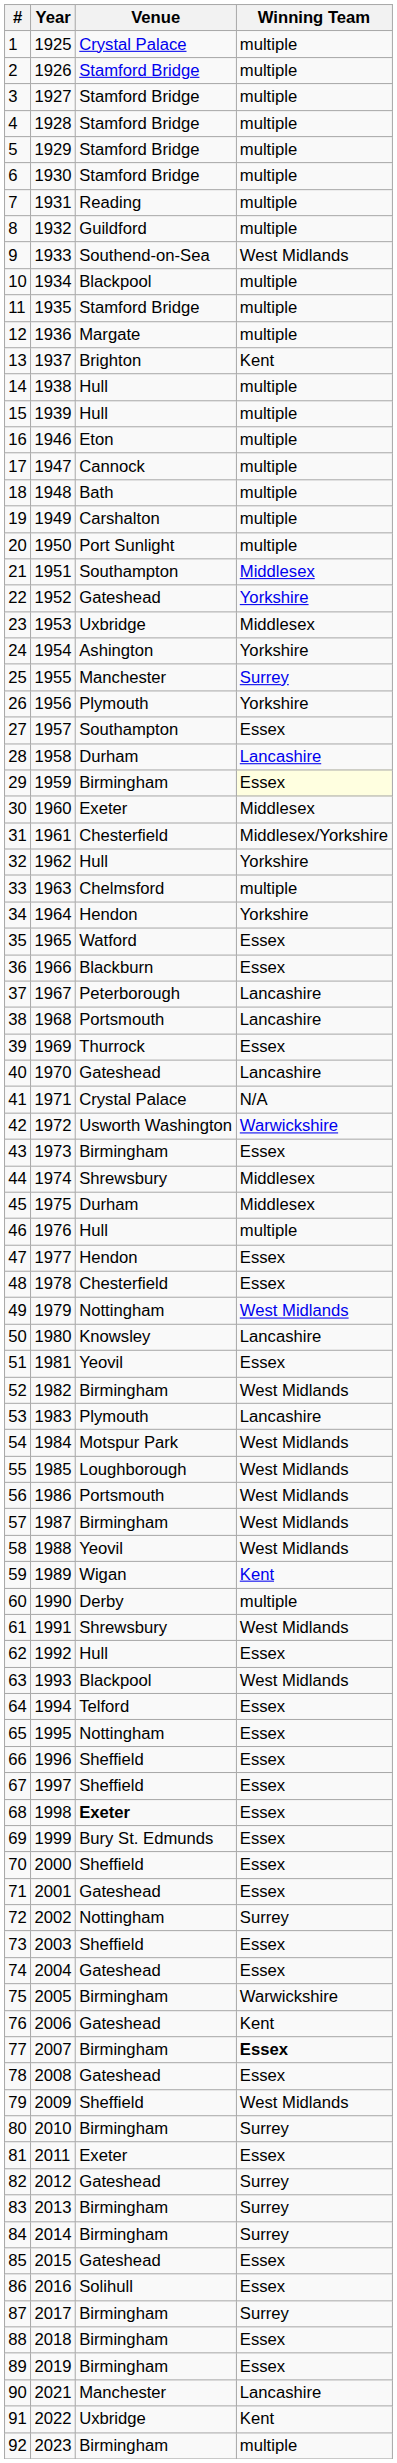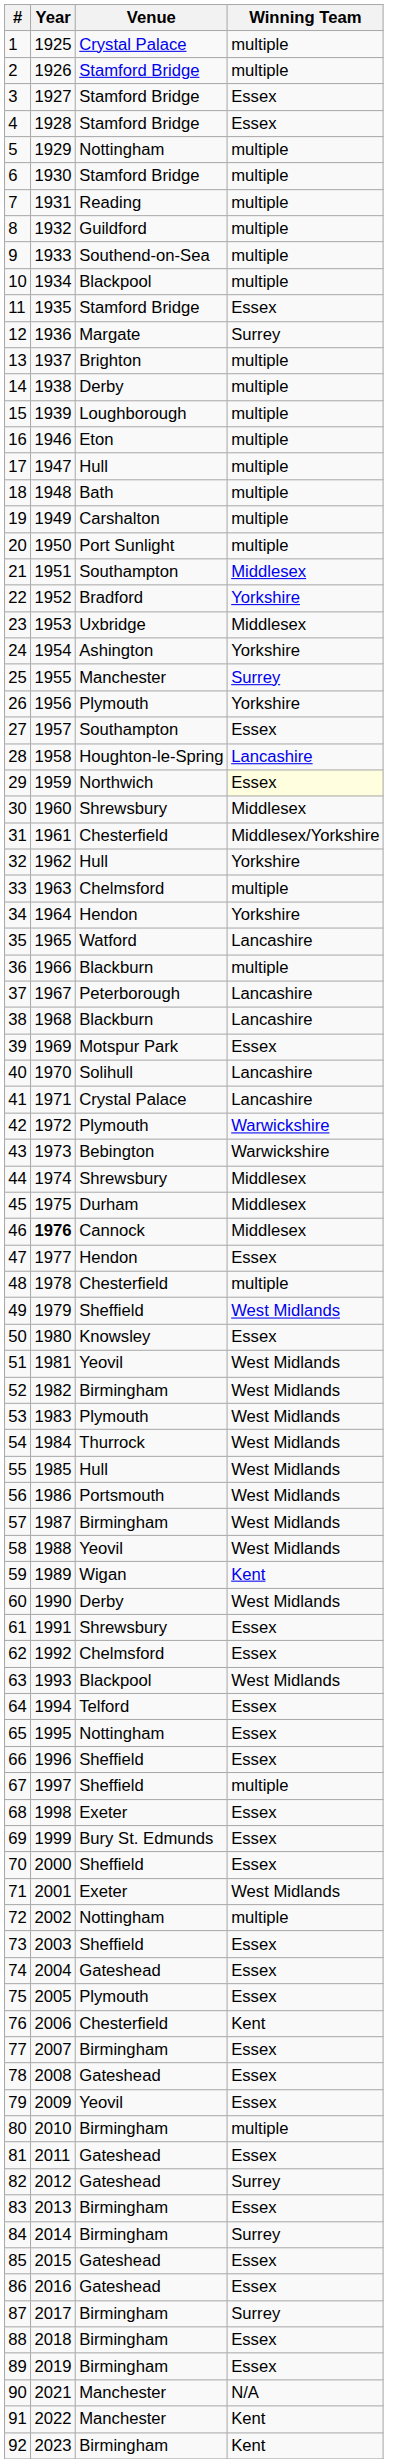(268, 96) multiple -> (254, 96) Essex
(268, 123) multiple -> (254, 123) Essex
(139, 149) Stamford Bridge -> (122, 149) Nottingham
(294, 255) West Midlands -> (260, 255) multiple
(268, 307) multiple -> (254, 307) Essex
(268, 334) multiple -> (256, 334) Surrey
(257, 360) Kent -> (260, 360) multiple
(94, 387) Hull -> (101, 387) Derby
(94, 413) Hull -> (133, 413) Loughborough
(112, 466) Cannock -> (94, 466) Hull
(120, 598) Gateshead -> (111, 598) Bradford
(109, 756) Durham -> (151, 756) Houghton-le-Spring
(124, 783) Birmingham -> (116, 783) Northwich
(103, 809) Exeter -> (123, 809) Shrewsbury
(262, 941) Essex -> (272, 941) Lancashire
(262, 967) Essex -> (260, 967) multiple
(122, 1020) Portsmouth -> (116, 1020) Blackburn
(112, 1046) Thurrock -> (129, 1046) Motspur Park
(120, 1073) Gateshead -> (106, 1073) Solihull
(254, 1099) N/A -> (272, 1099) Lancashire
(156, 1126) Usworth Washington -> (114, 1126) Plymouth
(124, 1152) Birmingham -> (117, 1152) Bebington
(262, 1152) Essex -> (280, 1152) Warwickshire
(53, 1231) normal -> (53, 1231) bold
(94, 1231) Hull -> (112, 1231) Cannock
(268, 1231) multiple -> (269, 1231) Middlesex
(262, 1284) Essex -> (260, 1284) multiple
(122, 1310) Nottingham -> (111, 1310) Sheffield
(281, 1337) Lancashire -> (254, 1337) Essex
(262, 1363) Essex -> (286, 1363) West Midlands
(281, 1416) Lancashire -> (286, 1416) West Midlands
(129, 1442) Motspur Park -> (112, 1442) Thurrock
(133, 1469) Loughborough -> (94, 1469) Hull
(268, 1601) multiple -> (286, 1601) West Midlands
(294, 1627) West Midlands -> (254, 1627) Essex
(94, 1653) Hull -> (122, 1653) Chelmsford
(262, 1785) Essex -> (260, 1785) multiple
(105, 1812) bold -> (103, 1812) normal
(120, 1891) Gateshead -> (103, 1891) Exeter
(262, 1891) Essex -> (286, 1891) West Midlands
(264, 1917) Surrey -> (260, 1917) multiple
(124, 1996) Birmingham -> (114, 1996) Plymouth
(289, 1996) Warwickshire -> (254, 1996) Essex
(120, 2023) Gateshead -> (124, 2023) Chesterfield
(264, 2049) bold -> (254, 2049) normal
(111, 2102) Sheffield -> (101, 2102) Yeovil
(294, 2102) West Midlands -> (254, 2102) Essex
(264, 2128) Surrey -> (260, 2128) multiple
(103, 2155) Exeter -> (120, 2155) Gateshead
(264, 2208) Surrey -> (254, 2208) Essex
(106, 2287) Solihull -> (120, 2287) Gateshead
(281, 2392) Lancashire -> (245, 2392) N/A
(113, 2419) Uxbridge -> (123, 2419) Manchester
(268, 2445) multiple -> (248, 2445) Kent
